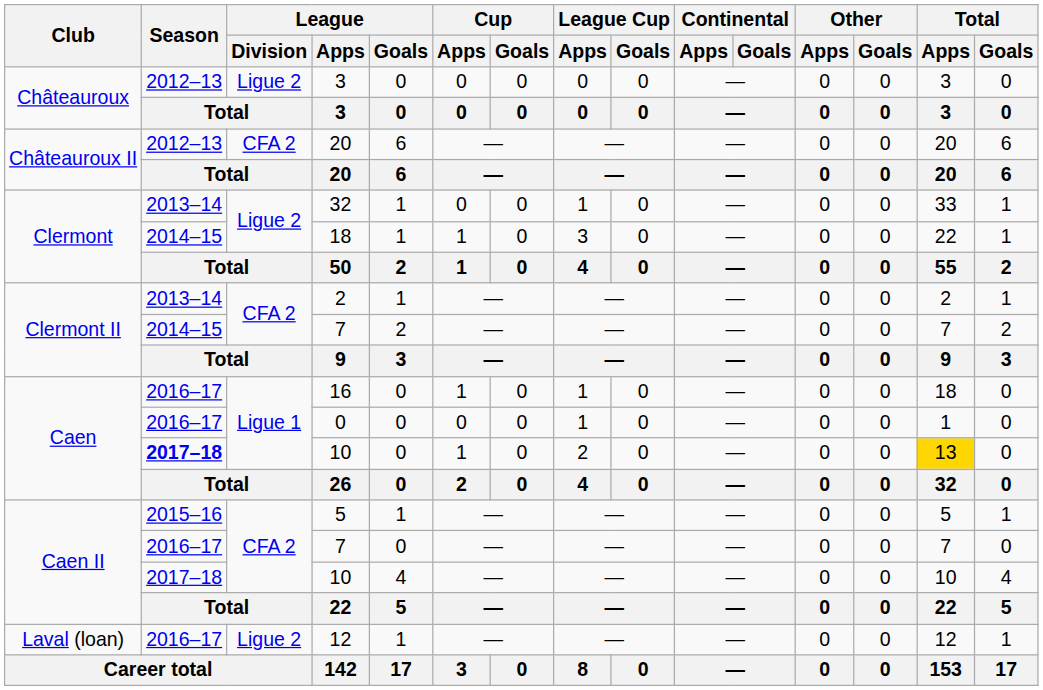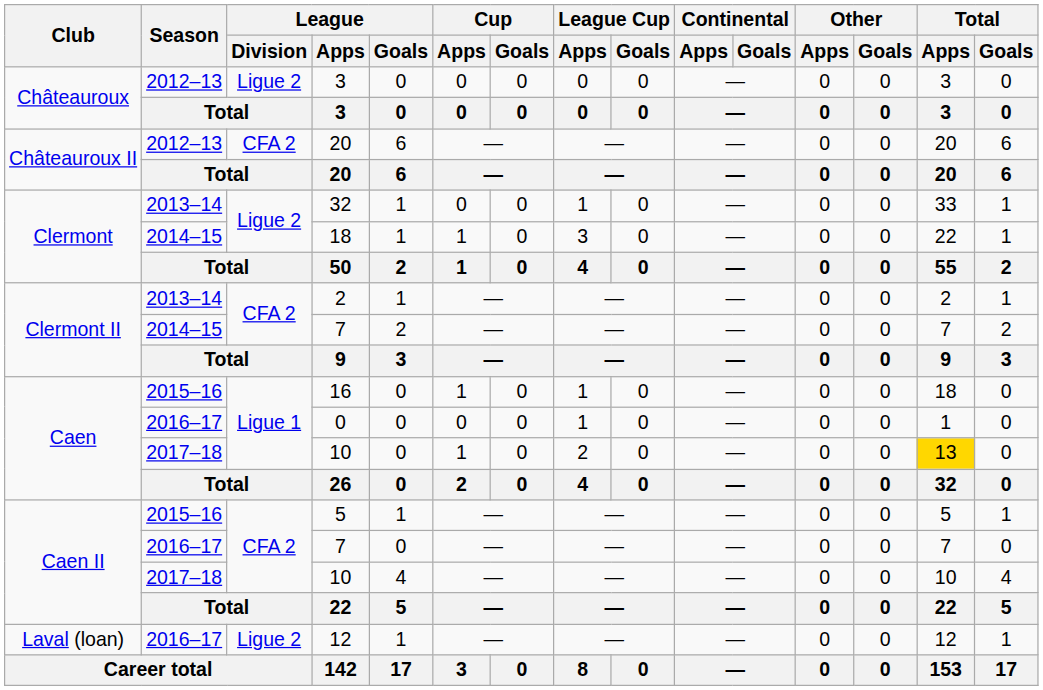(184, 391) 2016–17 -> (184, 391) 2015–16
(184, 453) bold -> (184, 453) normal
